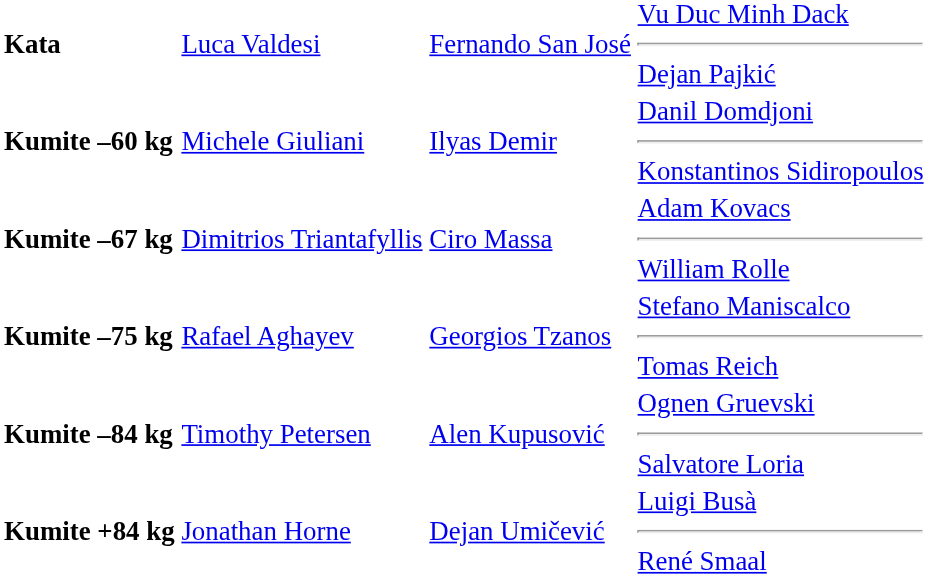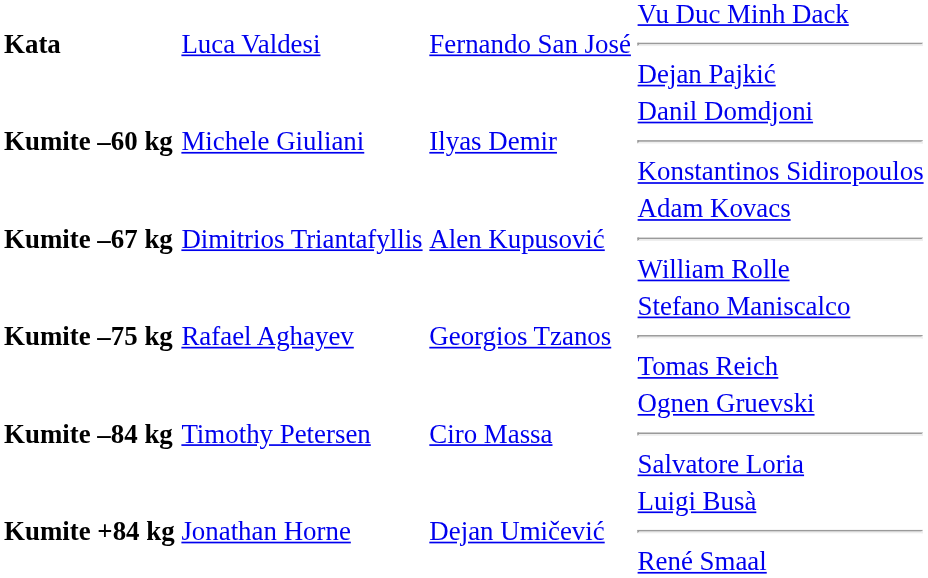(491, 238) Ciro Massa -> (517, 238) Alen Kupusović
(517, 433) Alen Kupusović -> (491, 433) Ciro Massa
